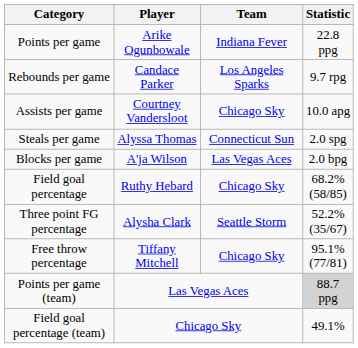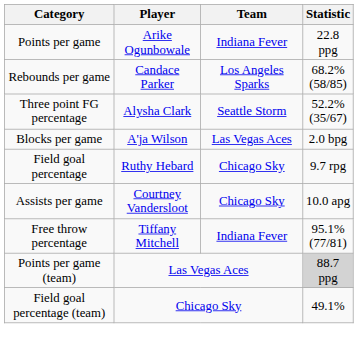(328, 76) 9.7 rpg -> (328, 76) 68.2% (58/85)
rows swapped: (59, 111) <-> (59, 221)
- row: (59, 139)
(328, 186) 68.2% (58/85) -> (328, 166) 9.7 rpg
(252, 256) Chicago Sky -> (252, 235) Indiana Fever
